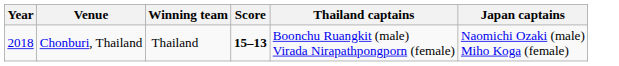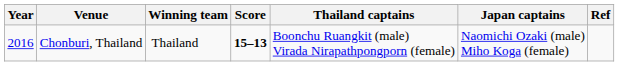+ column: (601, 14)
(21, 43) 2018 -> (21, 43) 2016
